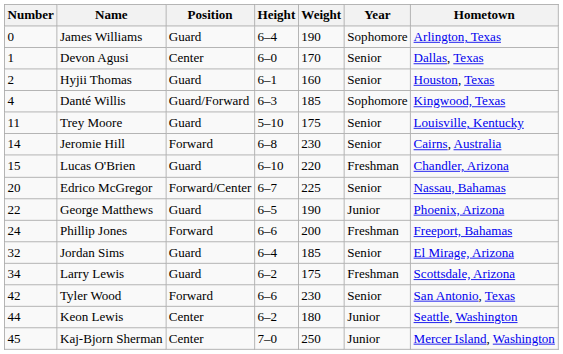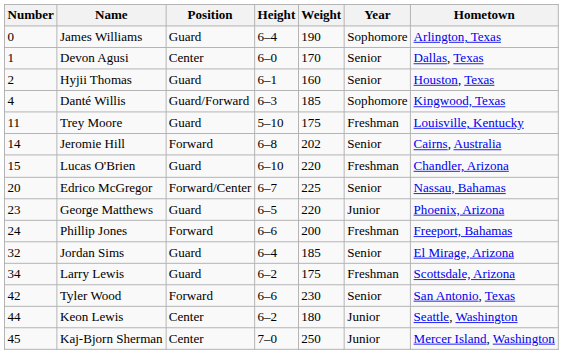(364, 123) Senior -> (373, 123) Freshman
(311, 144) 230 -> (311, 144) 202
(14, 209) 22 -> (14, 209) 23
(311, 209) 190 -> (311, 209) 220
